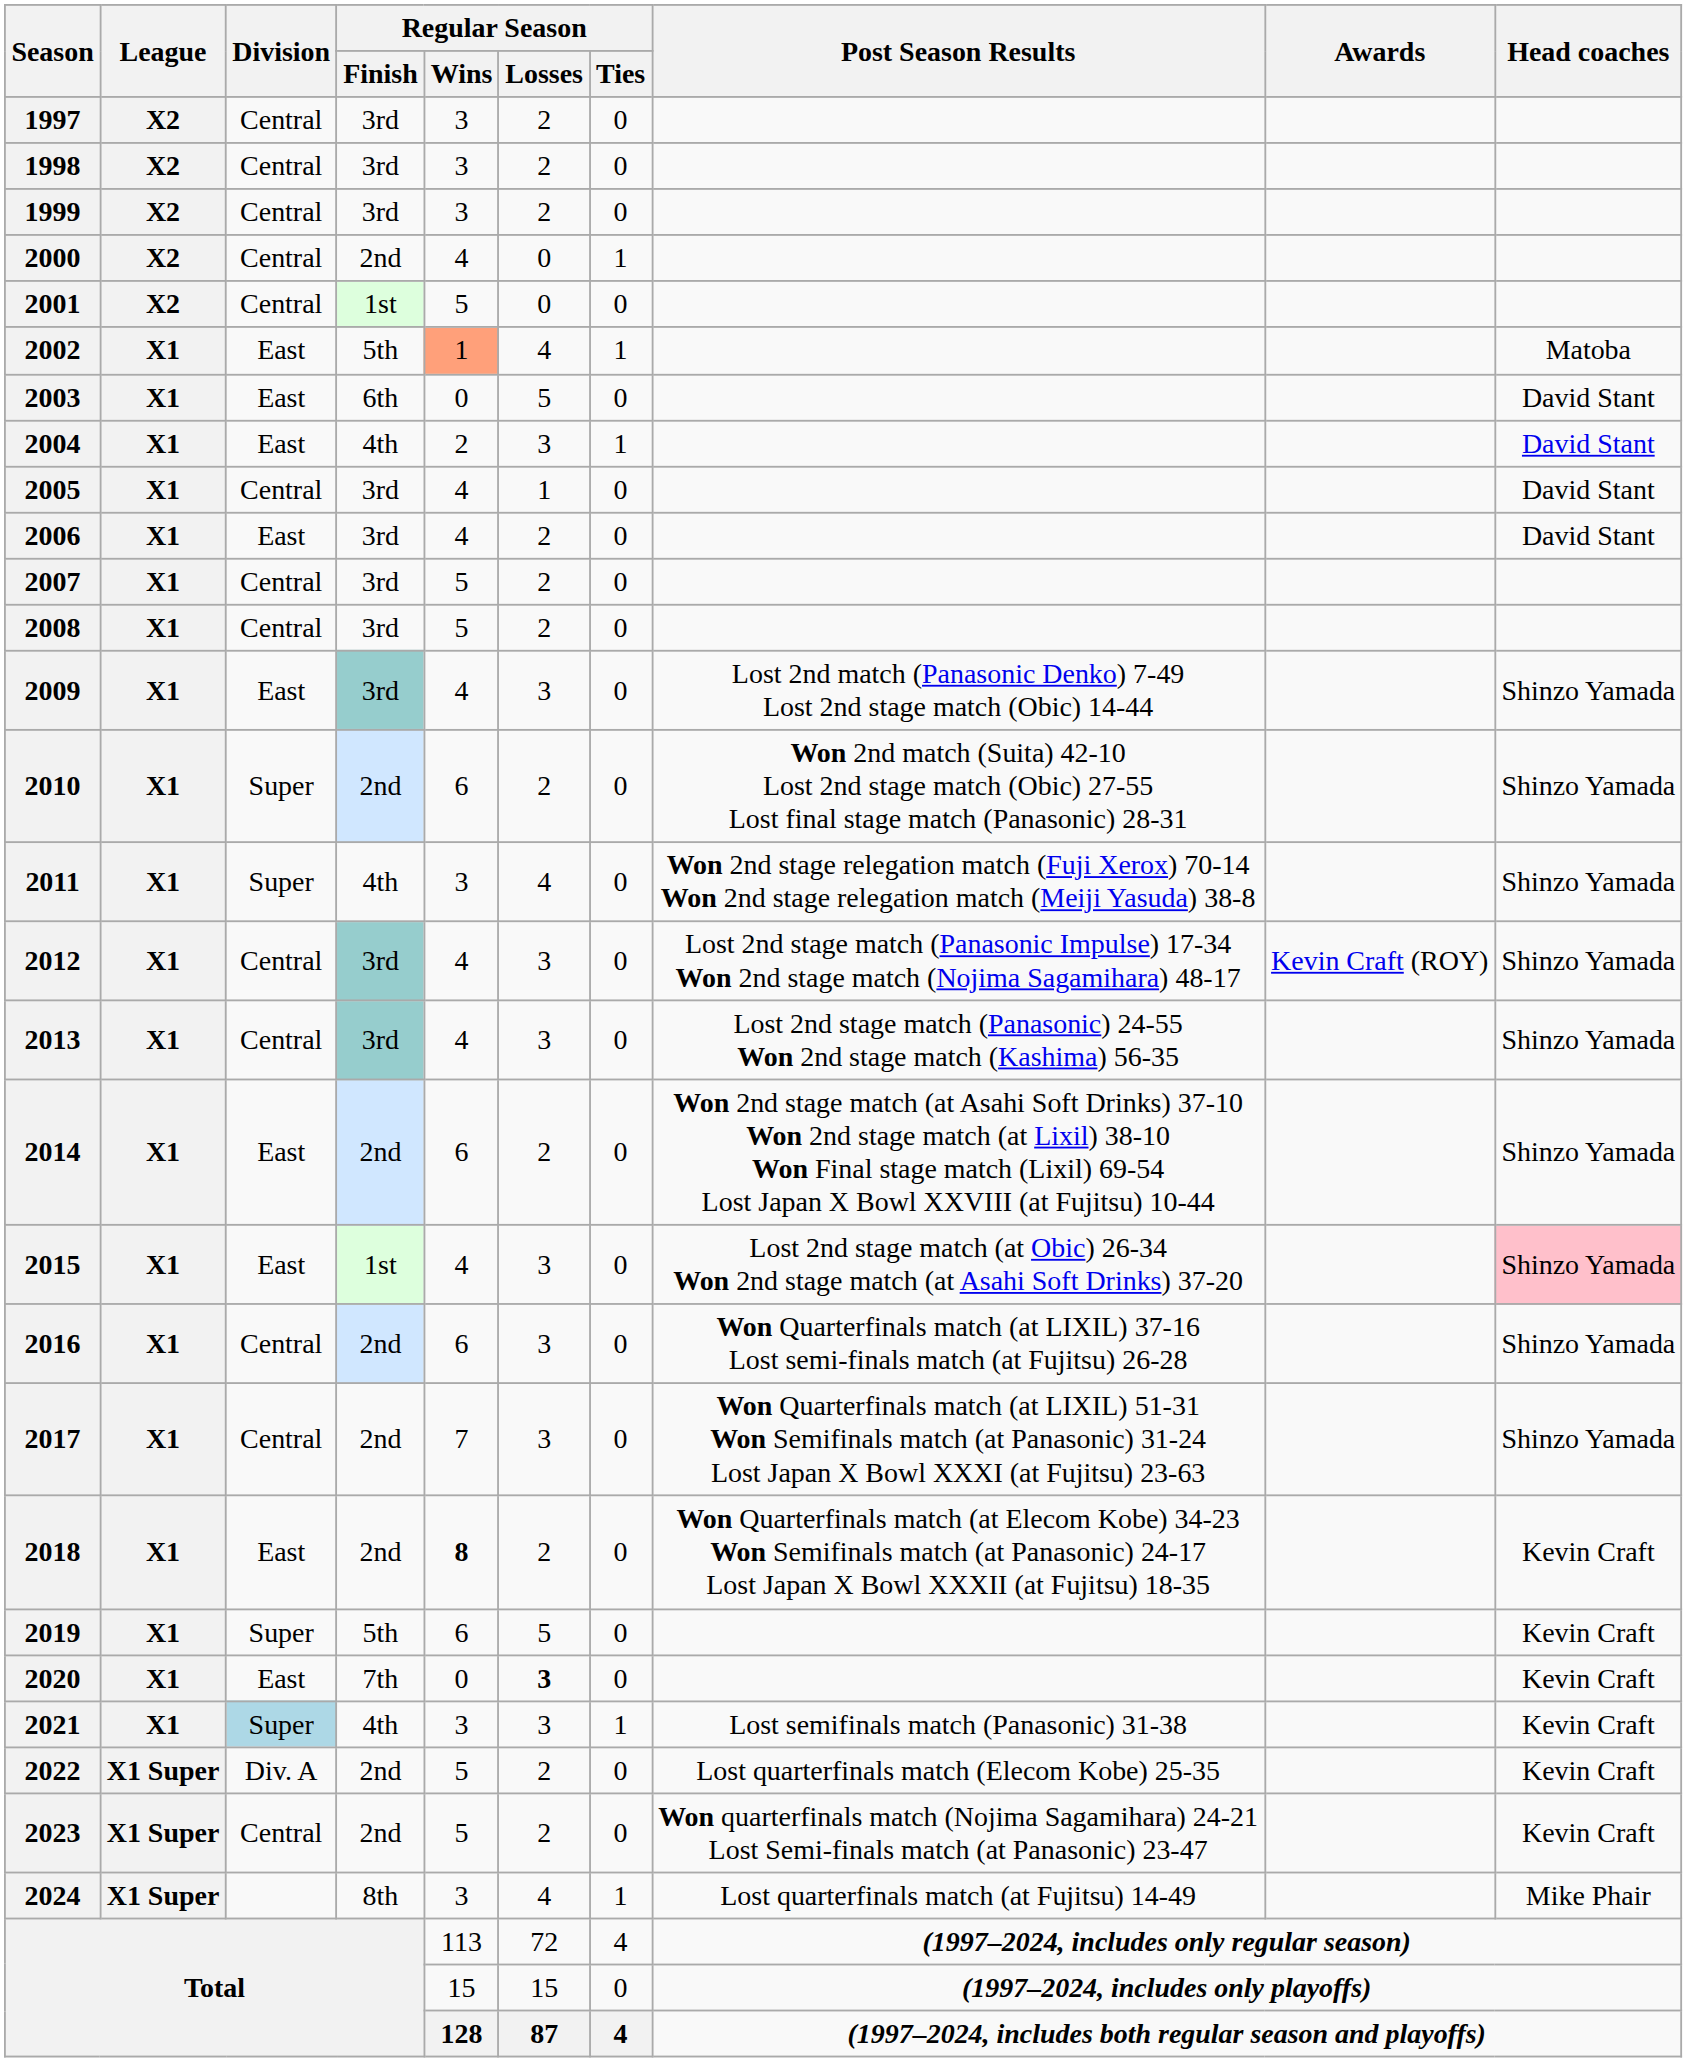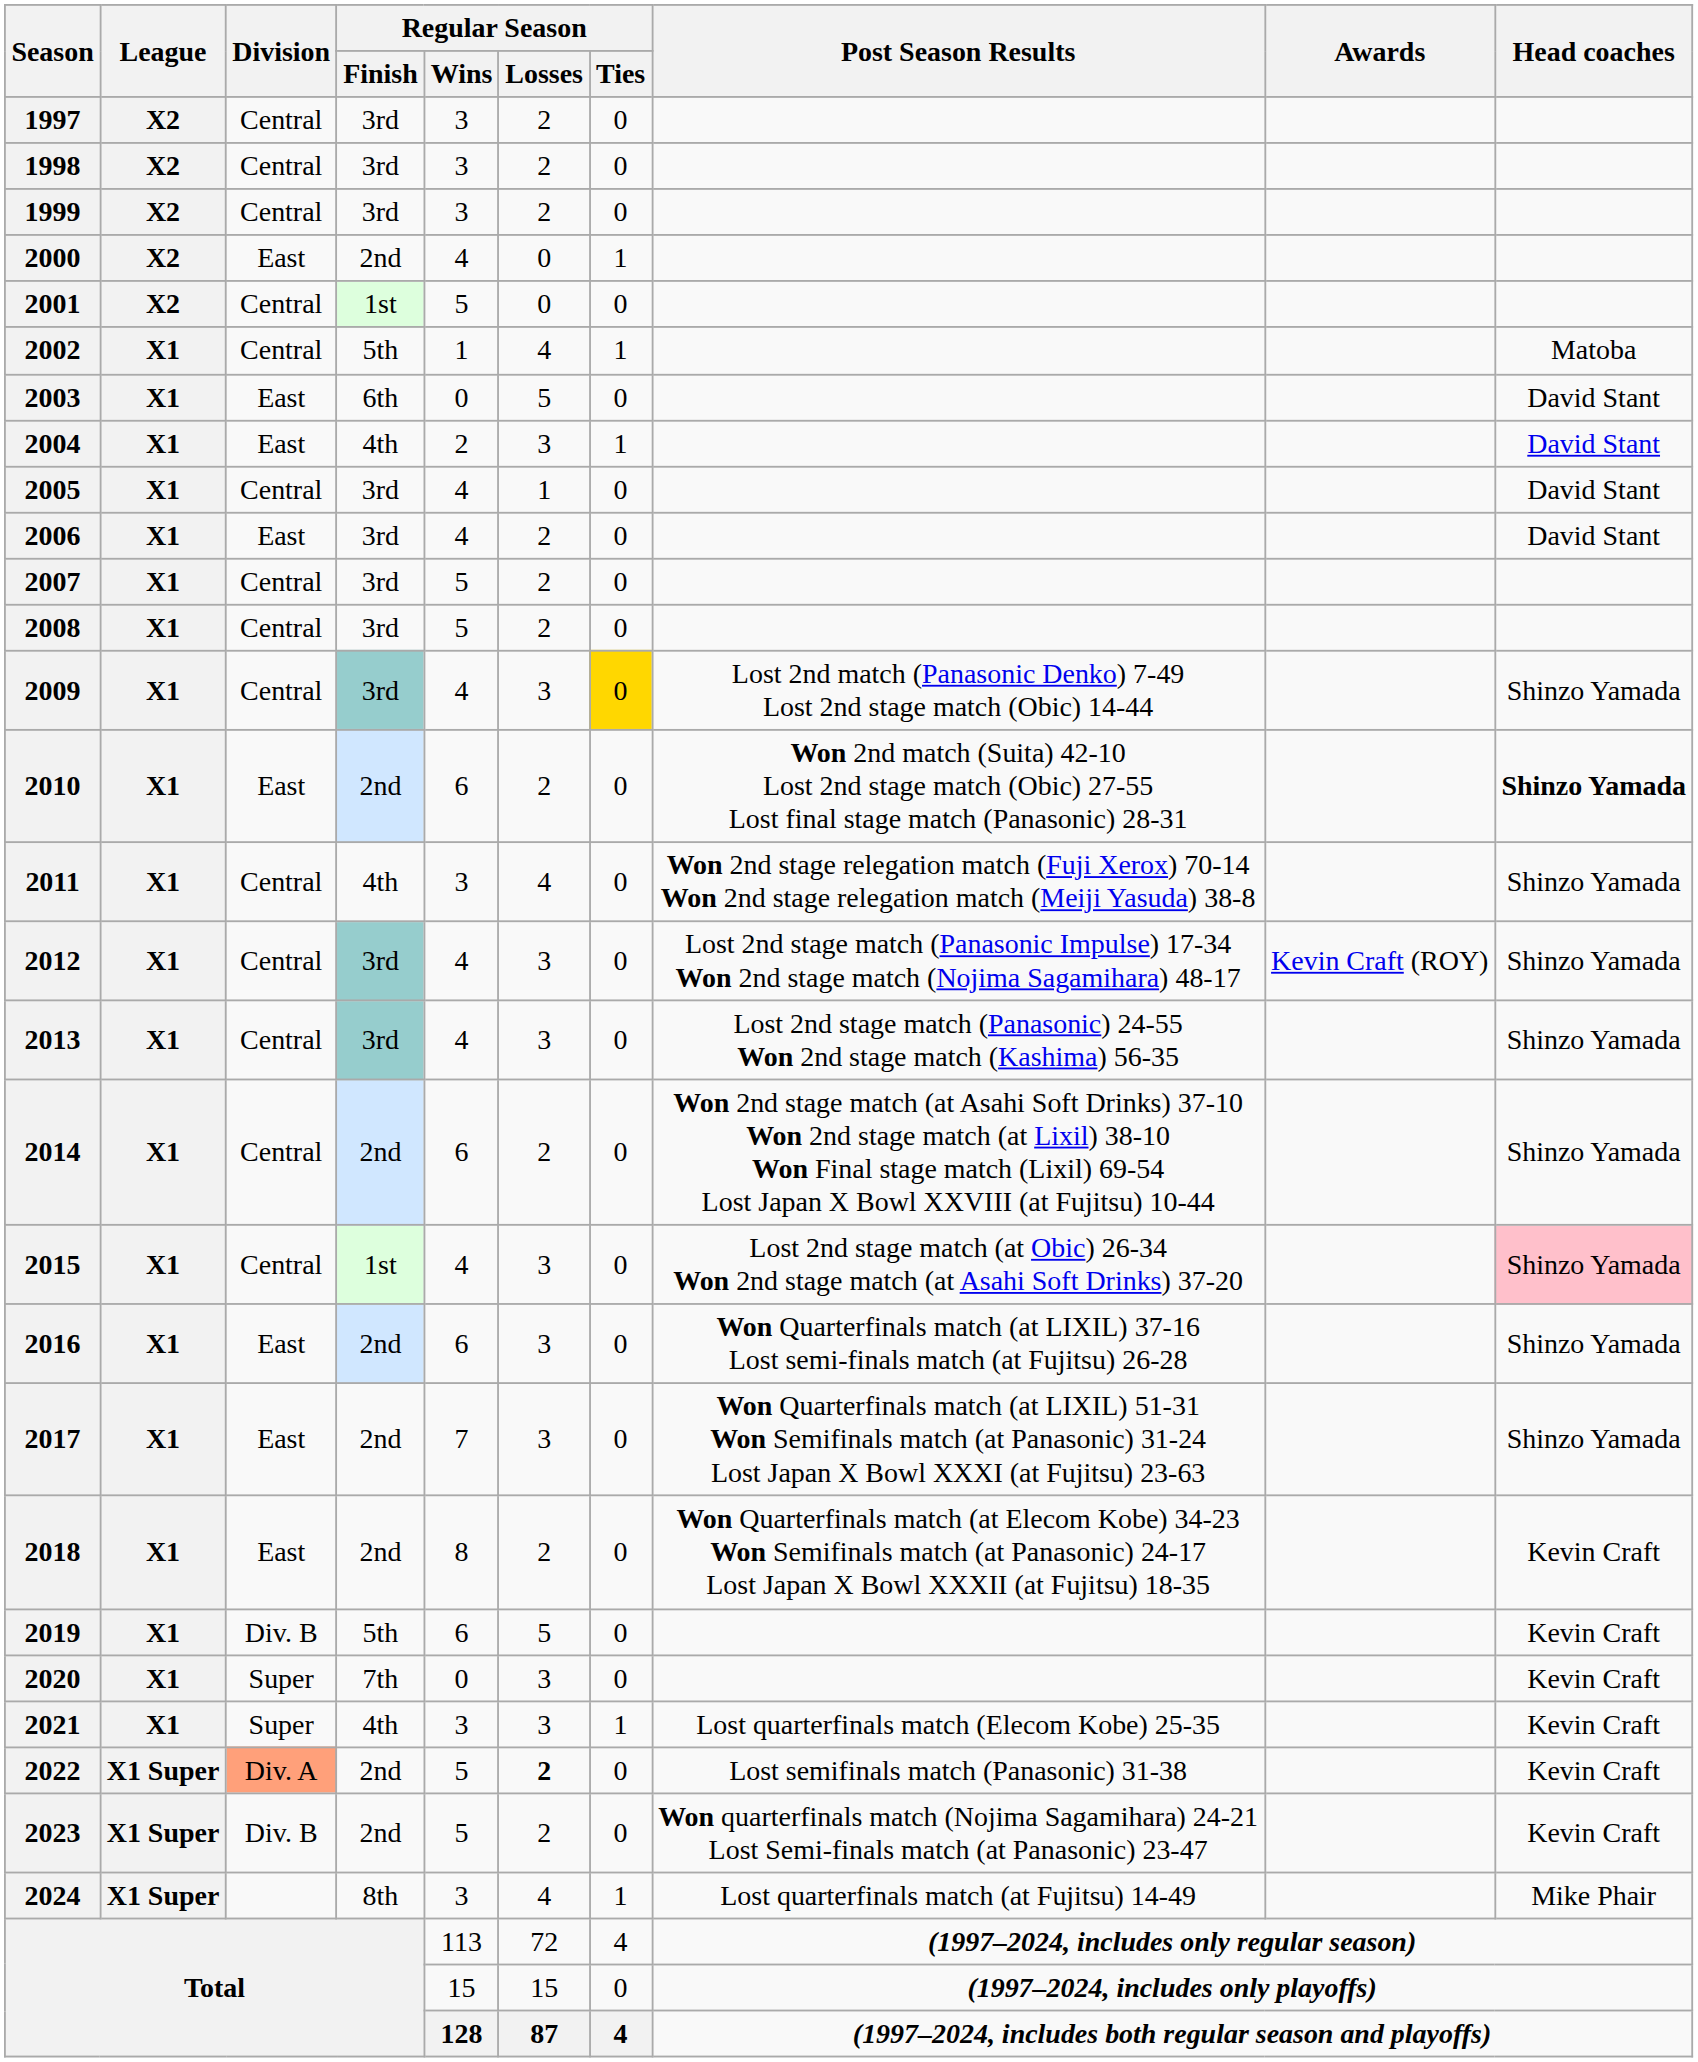(281, 258) Central -> (281, 258) East
(281, 350) East -> (281, 350) Central
(462, 350) lightsalmon background -> (462, 350) no background
(281, 689) East -> (281, 689) Central
(621, 689) no background -> (621, 689) gold background
(281, 785) Super -> (281, 785) East
(1588, 785) normal -> (1594, 785) bold
(281, 881) Super -> (281, 881) Central
(281, 1152) East -> (281, 1152) Central
(281, 1264) East -> (281, 1264) Central
(281, 1343) Central -> (281, 1343) East
(281, 1439) Central -> (281, 1439) East
(462, 1552) bold -> (462, 1552) normal
(281, 1631) Super -> (281, 1631) Div. B
(281, 1677) East -> (281, 1677) Super
(544, 1677) bold -> (544, 1677) normal
(281, 1723) lightblue background -> (281, 1723) no background
(958, 1723) Lost semifinals match (Panasonic) 31-38 -> (958, 1723) Lost quarterfinals match (Elecom Kobe) 25-35
(281, 1769) no background -> (281, 1769) lightsalmon background
(544, 1769) normal -> (544, 1769) bold
(958, 1769) Lost quarterfinals match (Elecom Kobe) 25-35 -> (958, 1769) Lost semifinals match (Panasonic) 31-38
(281, 1832) Central -> (281, 1832) Div. B
